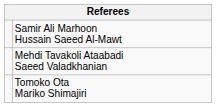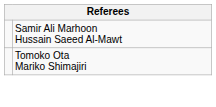- row: (69, 61)
